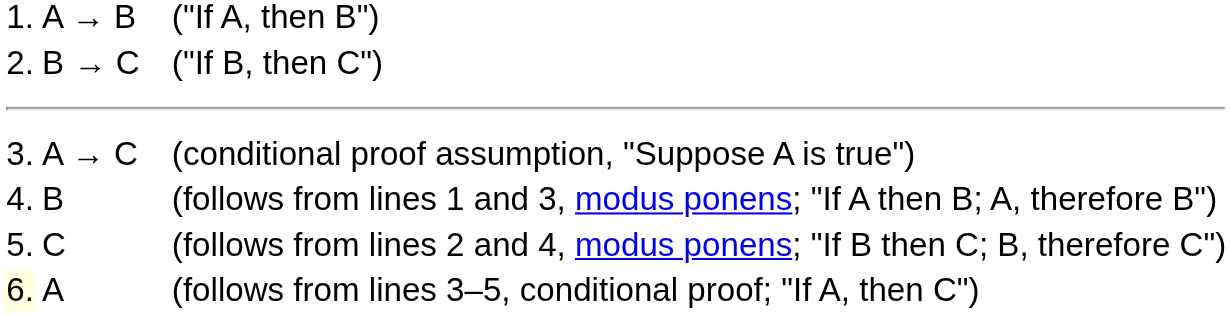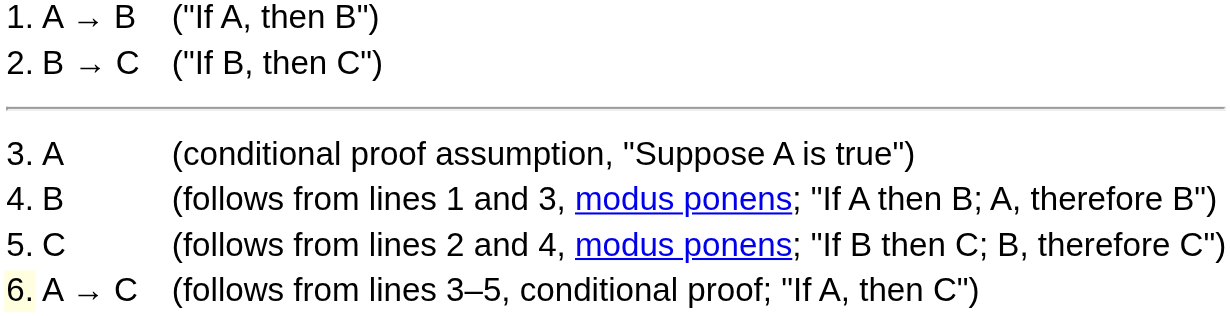(90, 153) A → C -> (53, 153) A
(53, 290) A -> (90, 290) A → C
